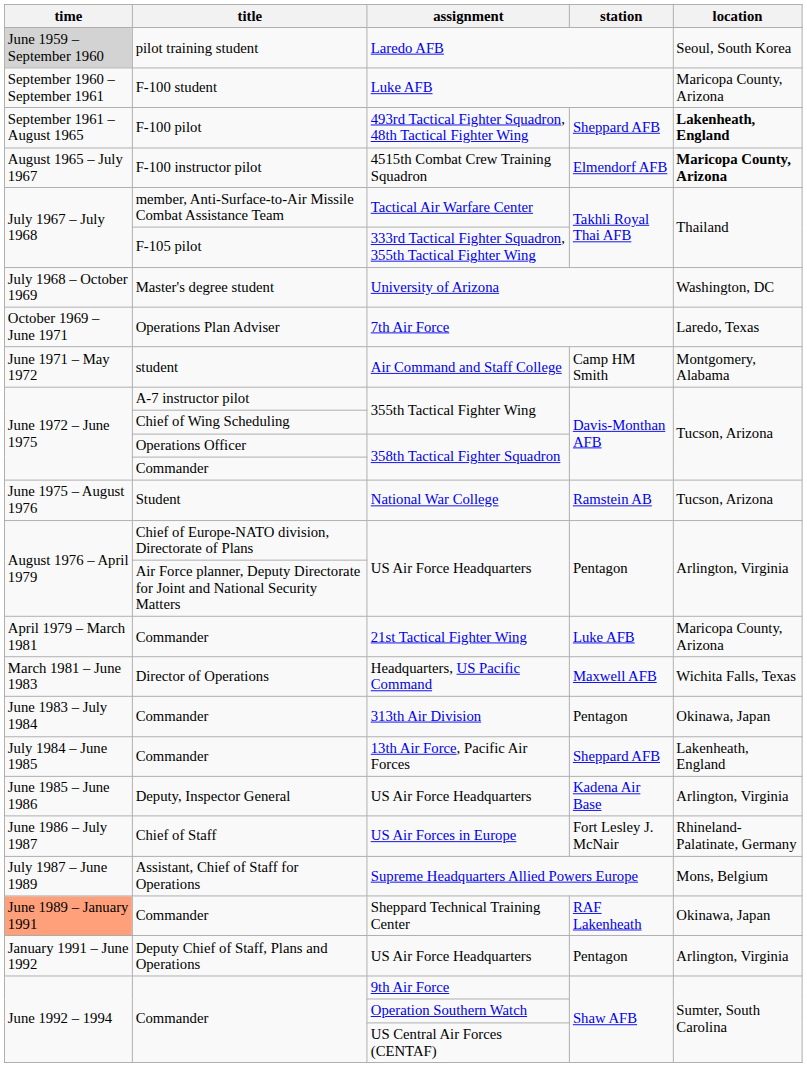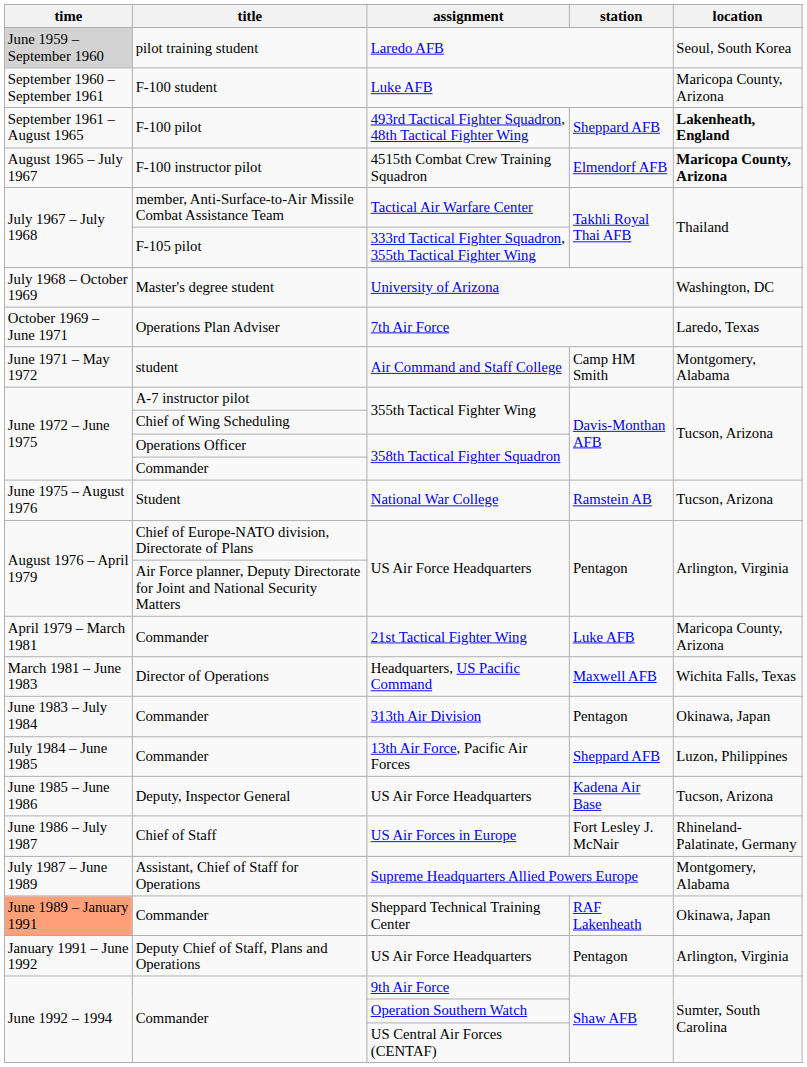(713, 756) Lakenheath, England -> (732, 756) Luzon, Philippines
(732, 796) Arlington, Virginia -> (725, 796) Tucson, Arizona
(722, 876) Mons, Belgium -> (716, 876) Montgomery, Alabama
